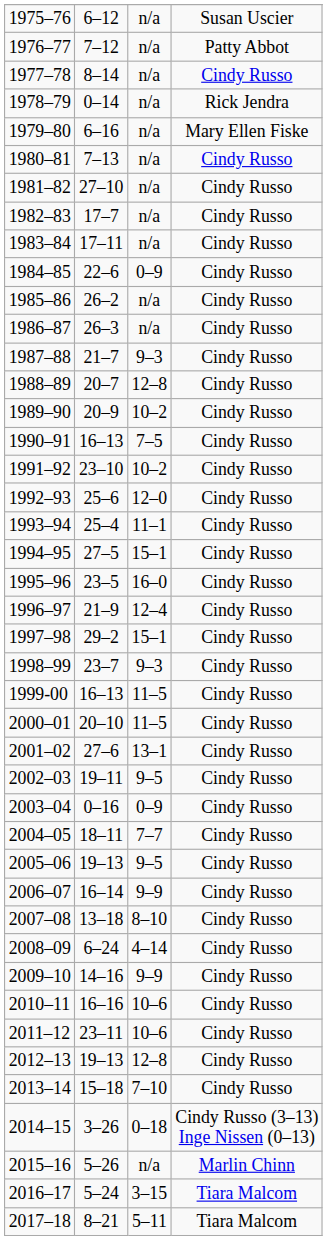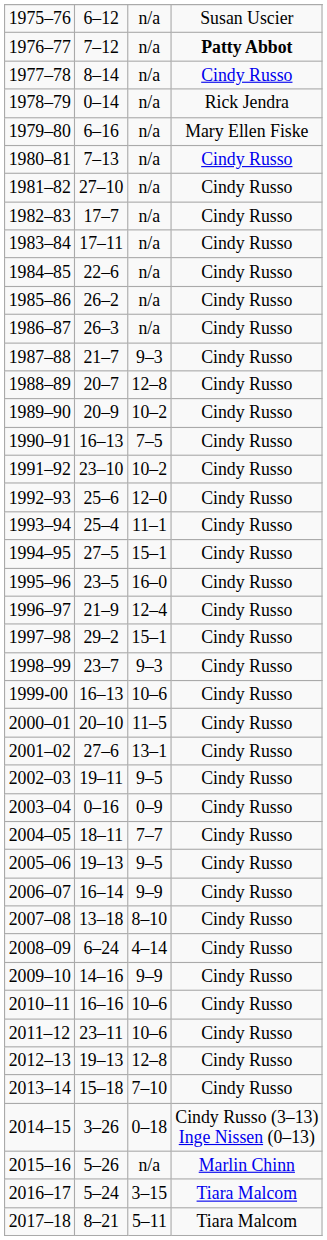(247, 46) normal -> (247, 46) bold
(149, 272) 0–9 -> (149, 272) n/a
(149, 694) 11–5 -> (149, 694) 10–6
